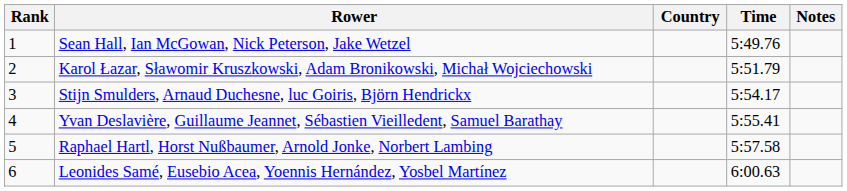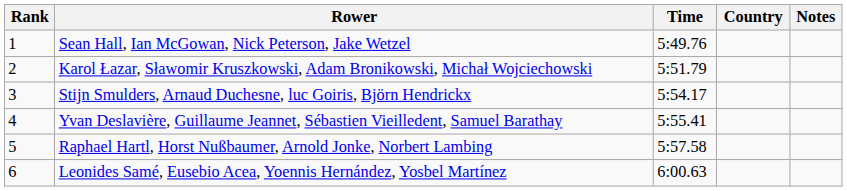columns swapped: (690, 17) <-> (759, 17)
